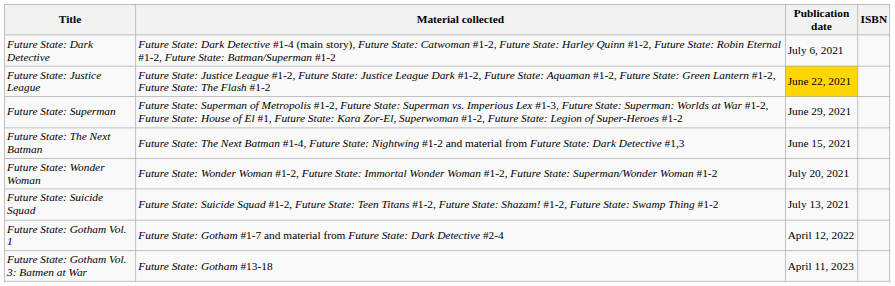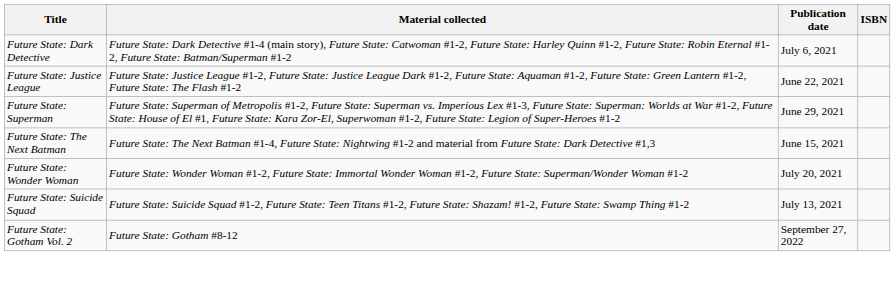(819, 81) gold background -> (813, 81) no background
- row: (67, 235)
+ row: (40, 235)
- row: (67, 266)
